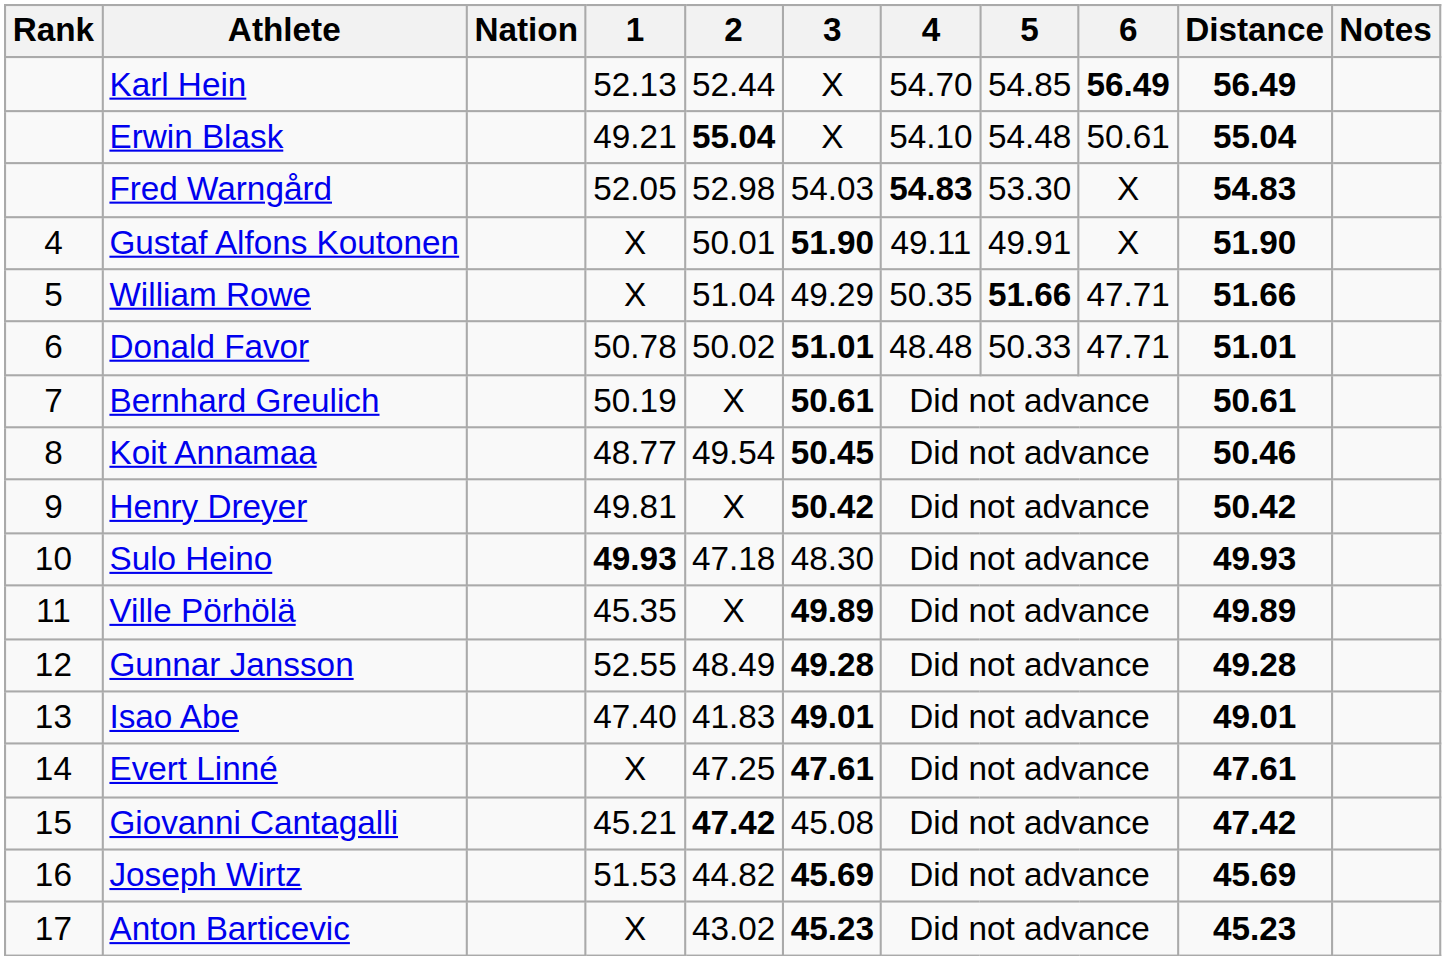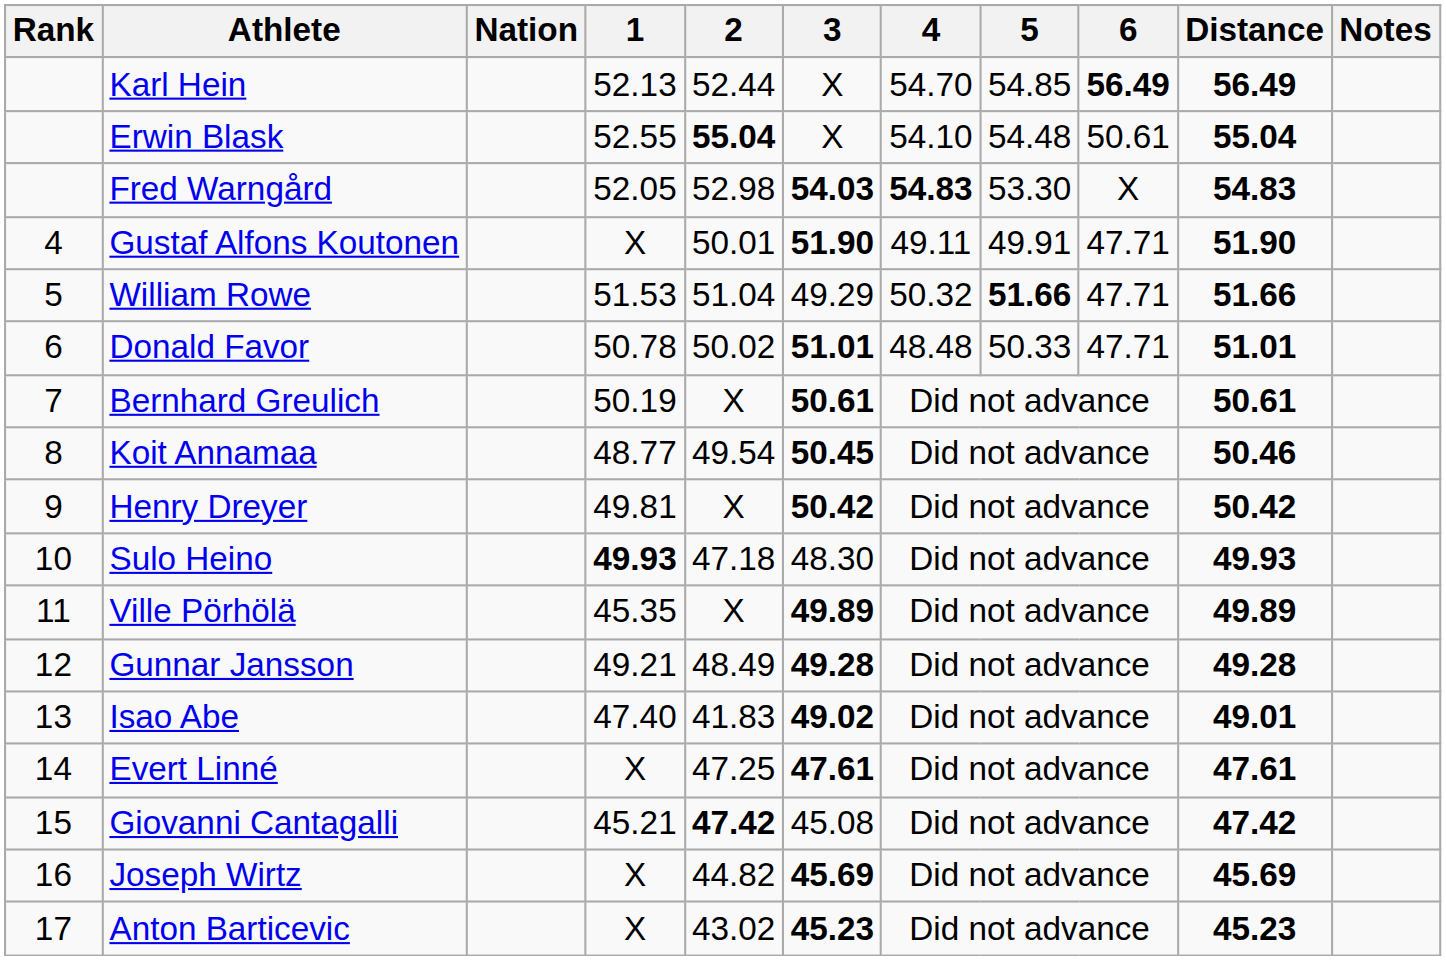(635, 136) 49.21 -> (635, 136) 52.55
(832, 189) normal -> (832, 189) bold
(1128, 242) X -> (1128, 242) 47.71
(635, 294) X -> (635, 294) 51.53
(931, 294) 50.35 -> (931, 294) 50.32
(635, 664) 52.55 -> (635, 664) 49.21
(832, 717) 49.01 -> (832, 717) 49.02
(635, 875) 51.53 -> (635, 875) X
